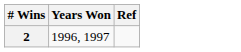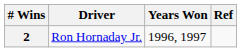+ column: (97, 15)
